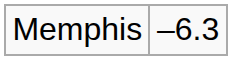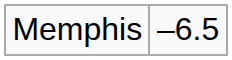(188, 28) –6.3 -> (188, 28) –6.5
